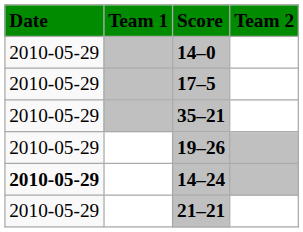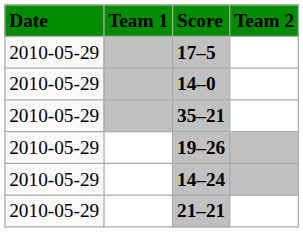rows swapped: (196, 52) <-> (196, 84)
(54, 179) bold -> (54, 179) normal
